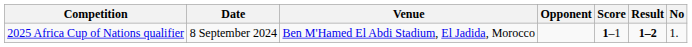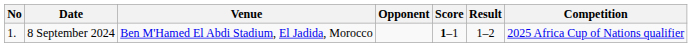columns swapped: (677, 14) <-> (96, 14)
(648, 33) bold -> (485, 33) normal
